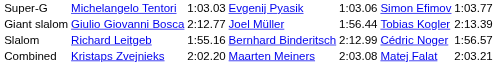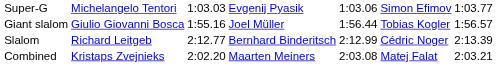(207, 24) 2:12.77 -> (207, 24) 1:55.16
(474, 24) 2:13.39 -> (474, 24) 1:56.57
(207, 40) 1:55.16 -> (207, 40) 2:12.77
(474, 40) 1:56.57 -> (474, 40) 2:13.39
